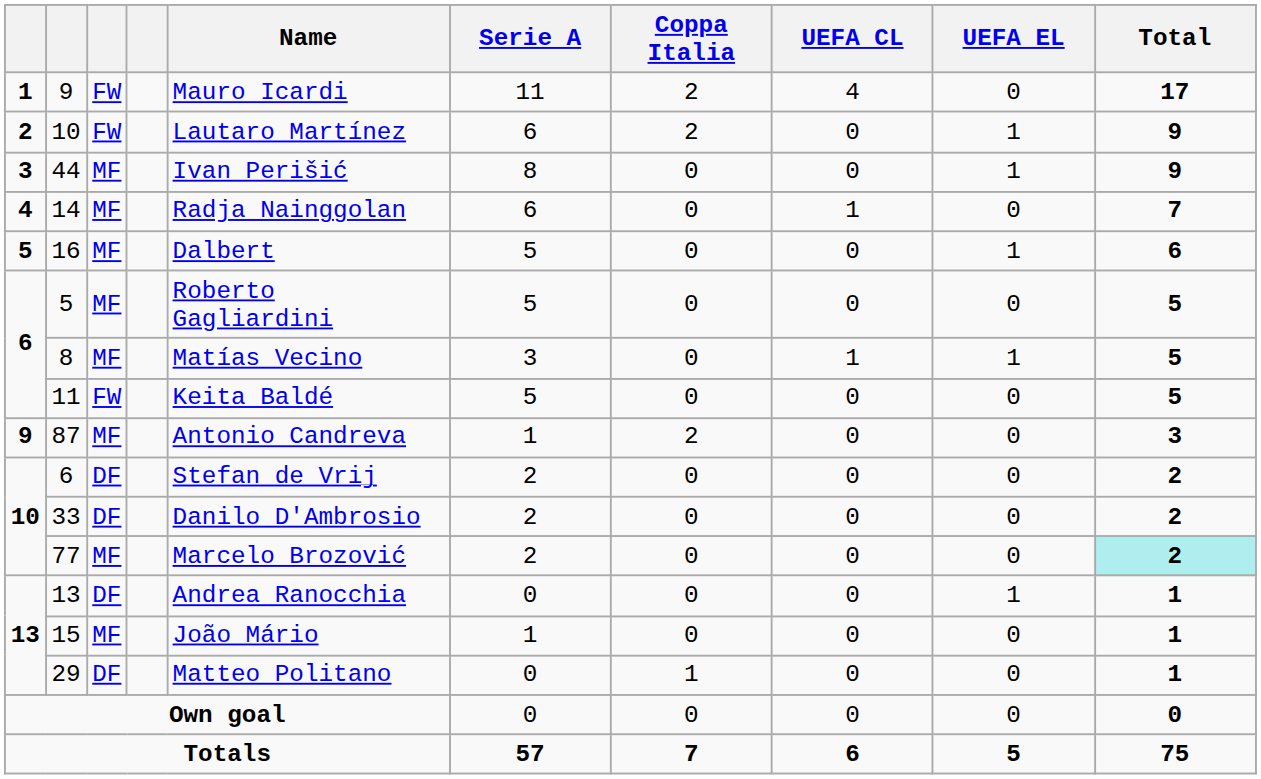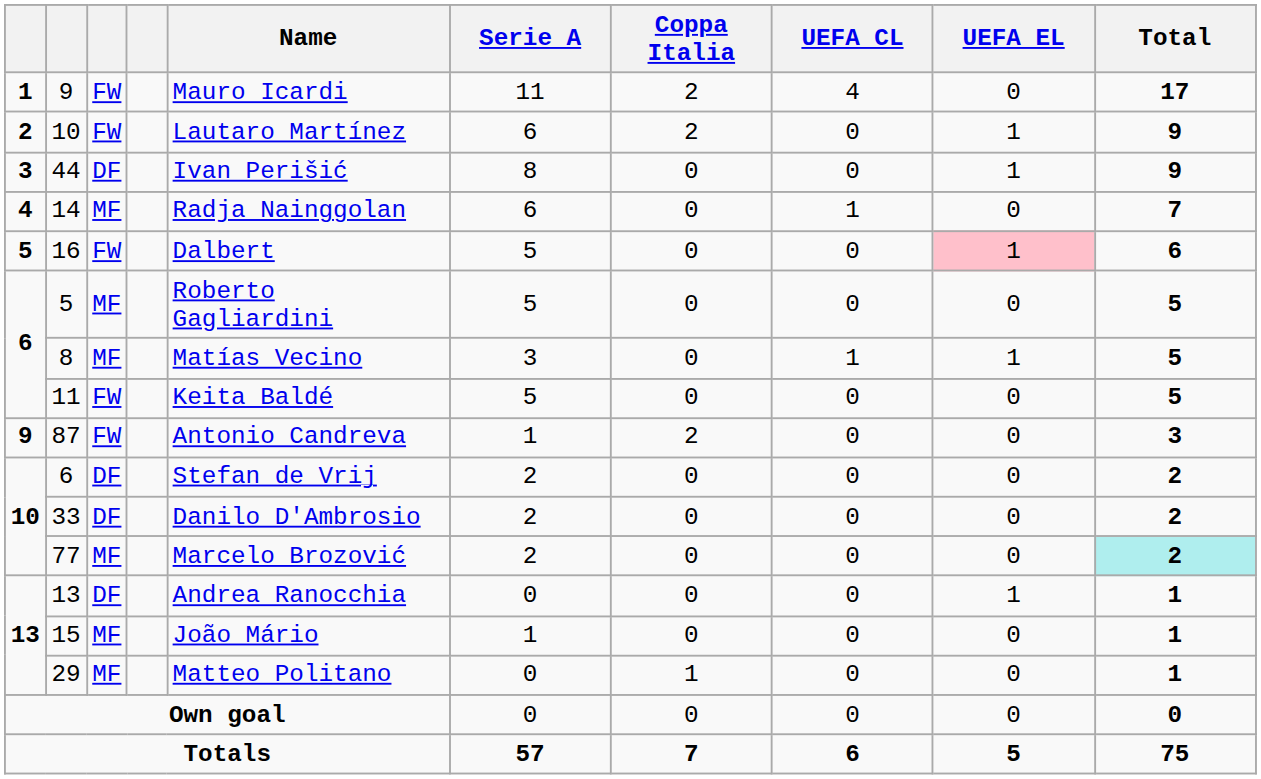(107, 172) MF -> (107, 172) DF
(107, 251) MF -> (107, 251) FW
(1014, 251) no background -> (1014, 251) pink background
(107, 437) MF -> (107, 437) FW
(107, 675) DF -> (107, 675) MF
